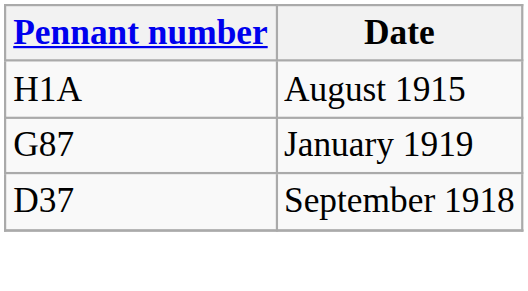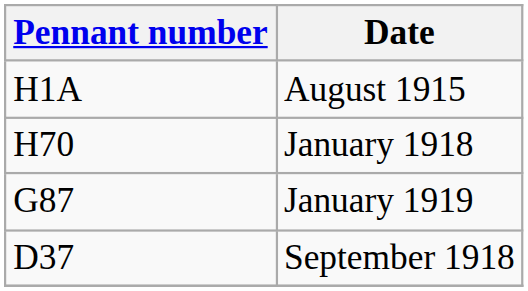+ row: (379, 144)
